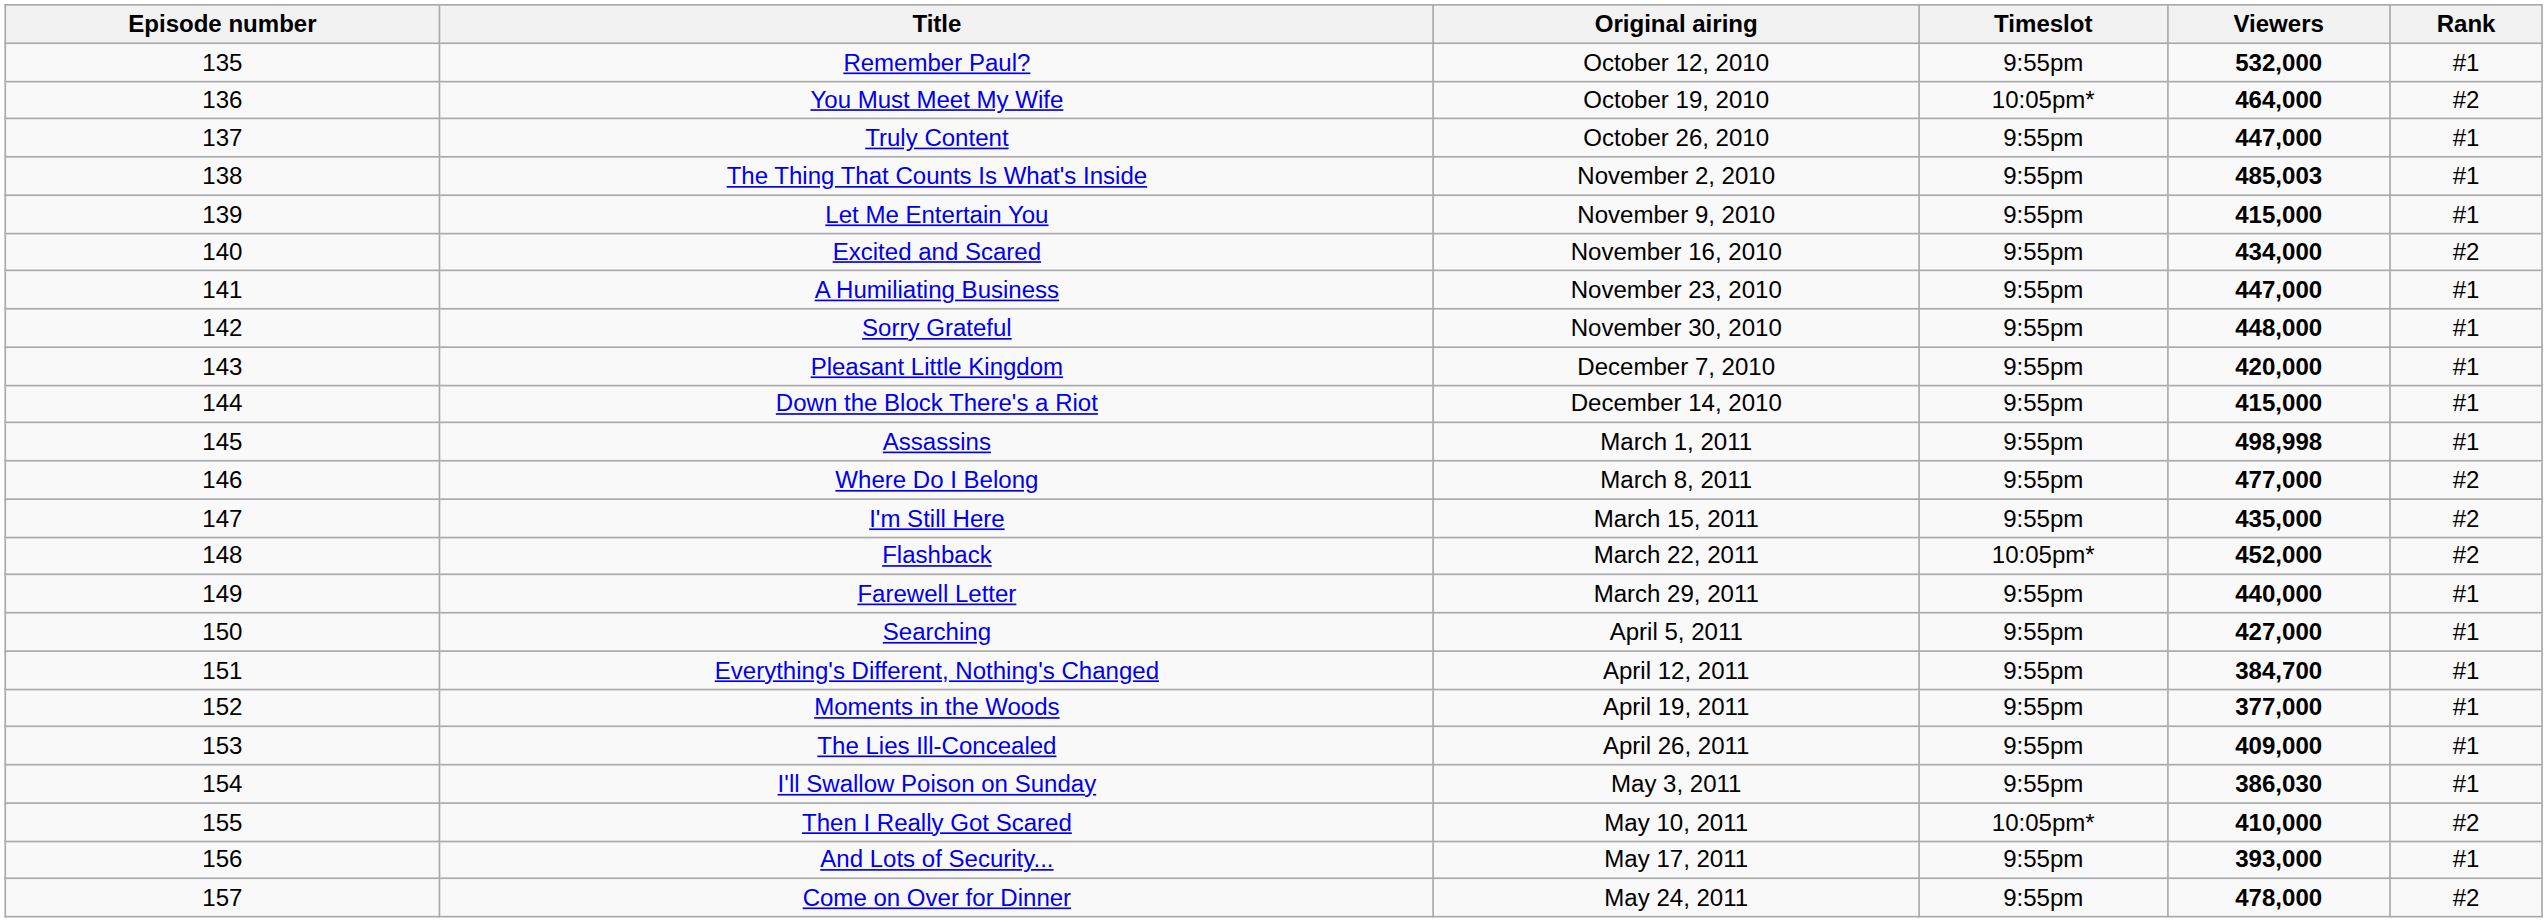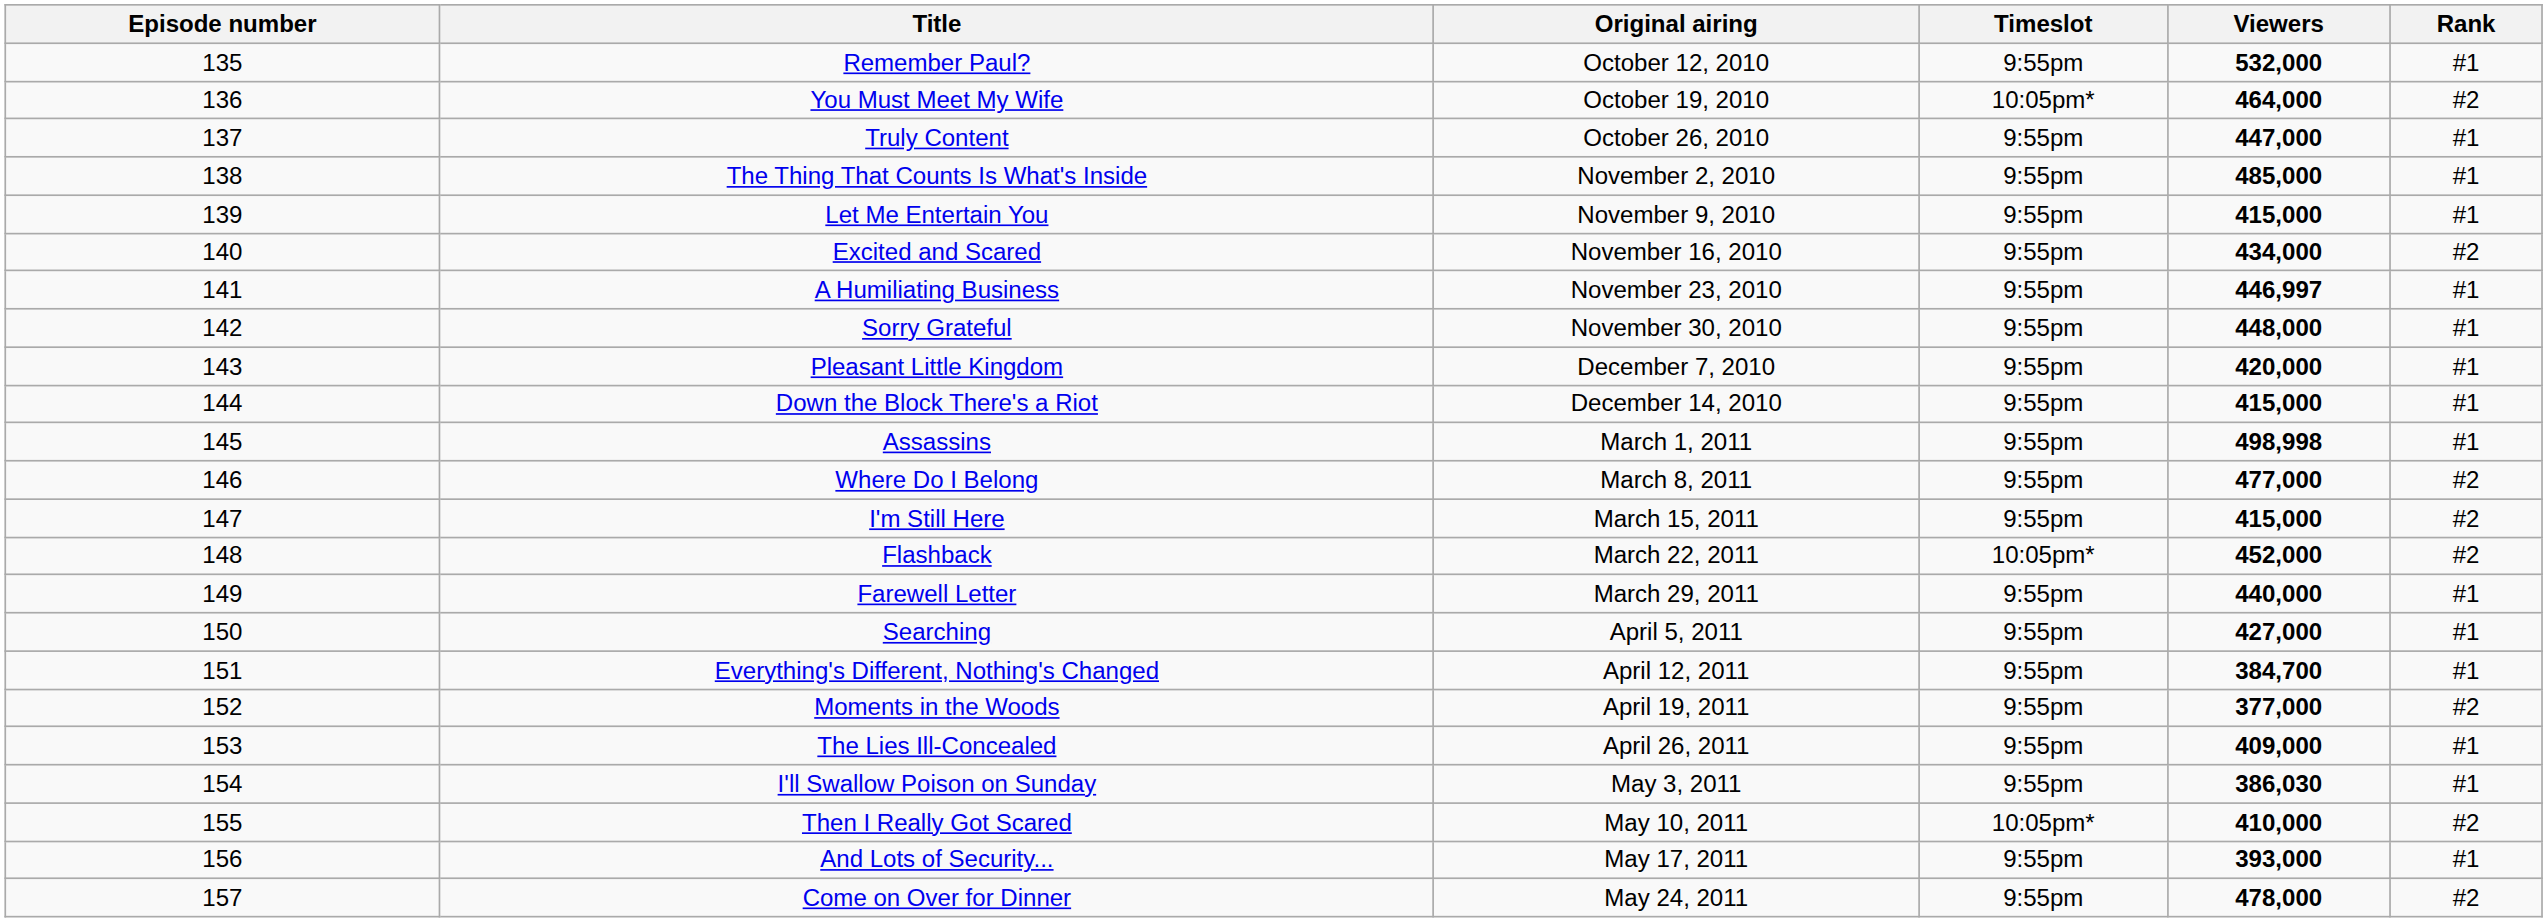(2279, 176) 485,003 -> (2279, 176) 485,000
(2279, 290) 447,000 -> (2279, 290) 446,997
(2279, 518) 435,000 -> (2279, 518) 415,000
(2466, 708) #1 -> (2466, 708) #2
